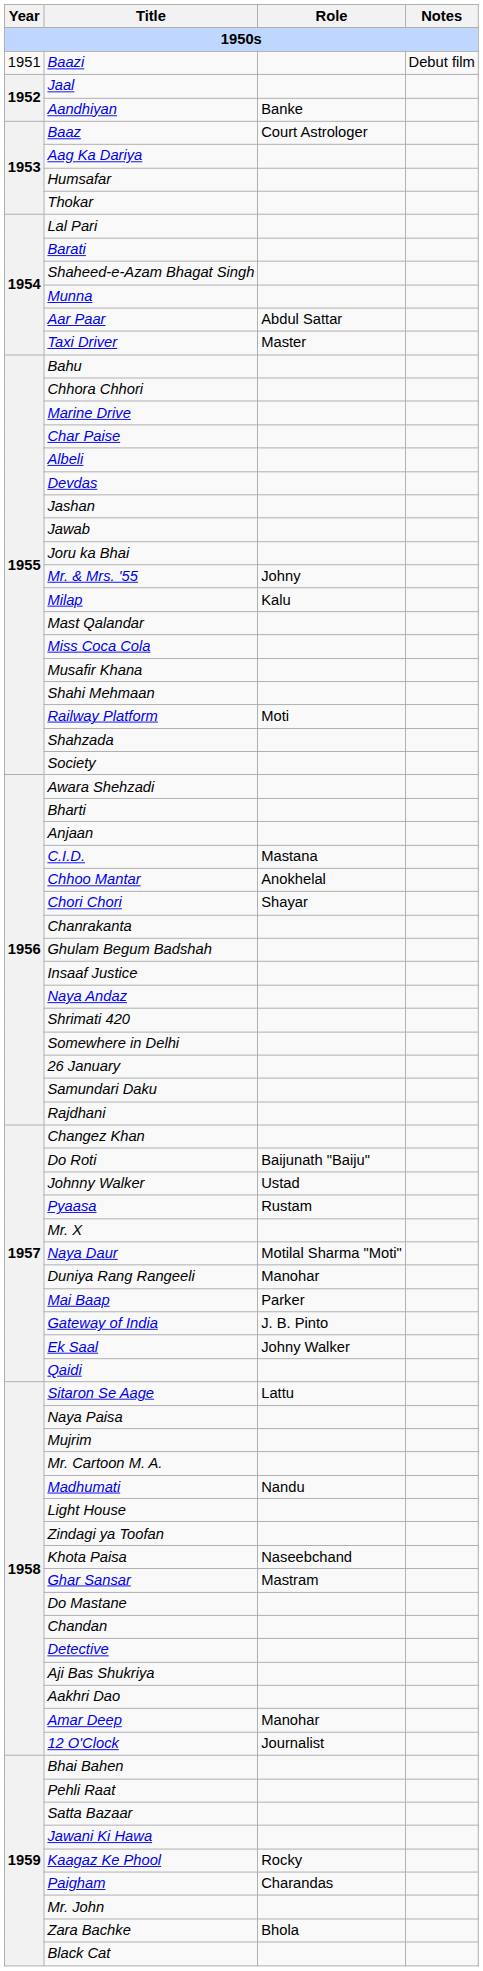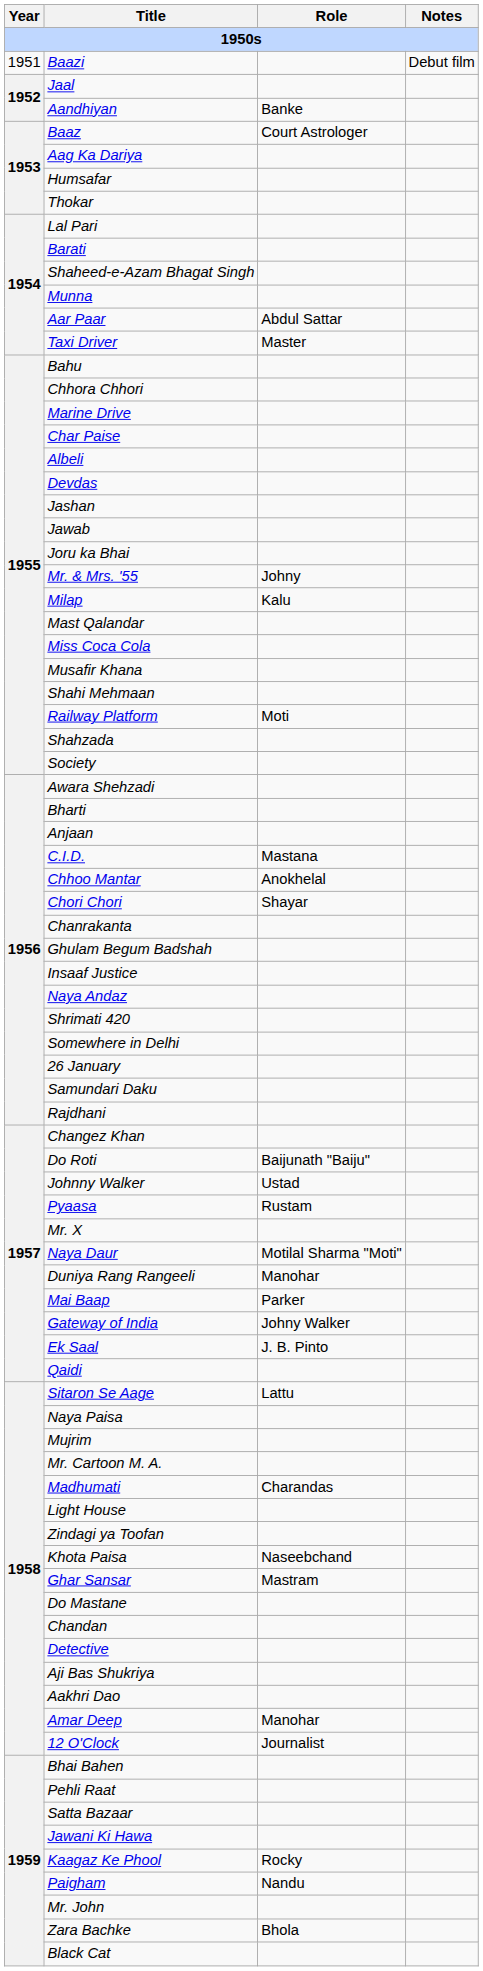(295, 1323) J. B. Pinto -> (306, 1323) Johny Walker
(306, 1346) Johny Walker -> (295, 1346) J. B. Pinto
(283, 1486) Nandu -> (297, 1486) Charandas
(297, 1883) Charandas -> (283, 1883) Nandu
